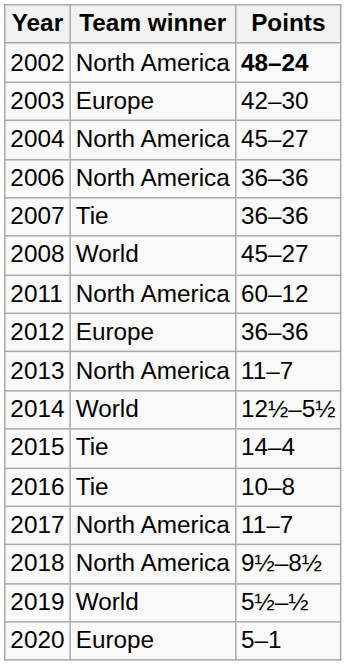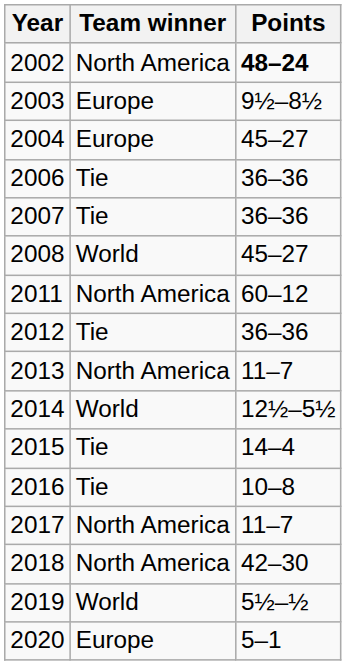(275, 100) 42–30 -> (282, 100) 9½–8½
(153, 139) North America -> (115, 139) Europe
(153, 178) North America -> (92, 178) Tie
(115, 332) Europe -> (92, 332) Tie
(282, 563) 9½–8½ -> (275, 563) 42–30
